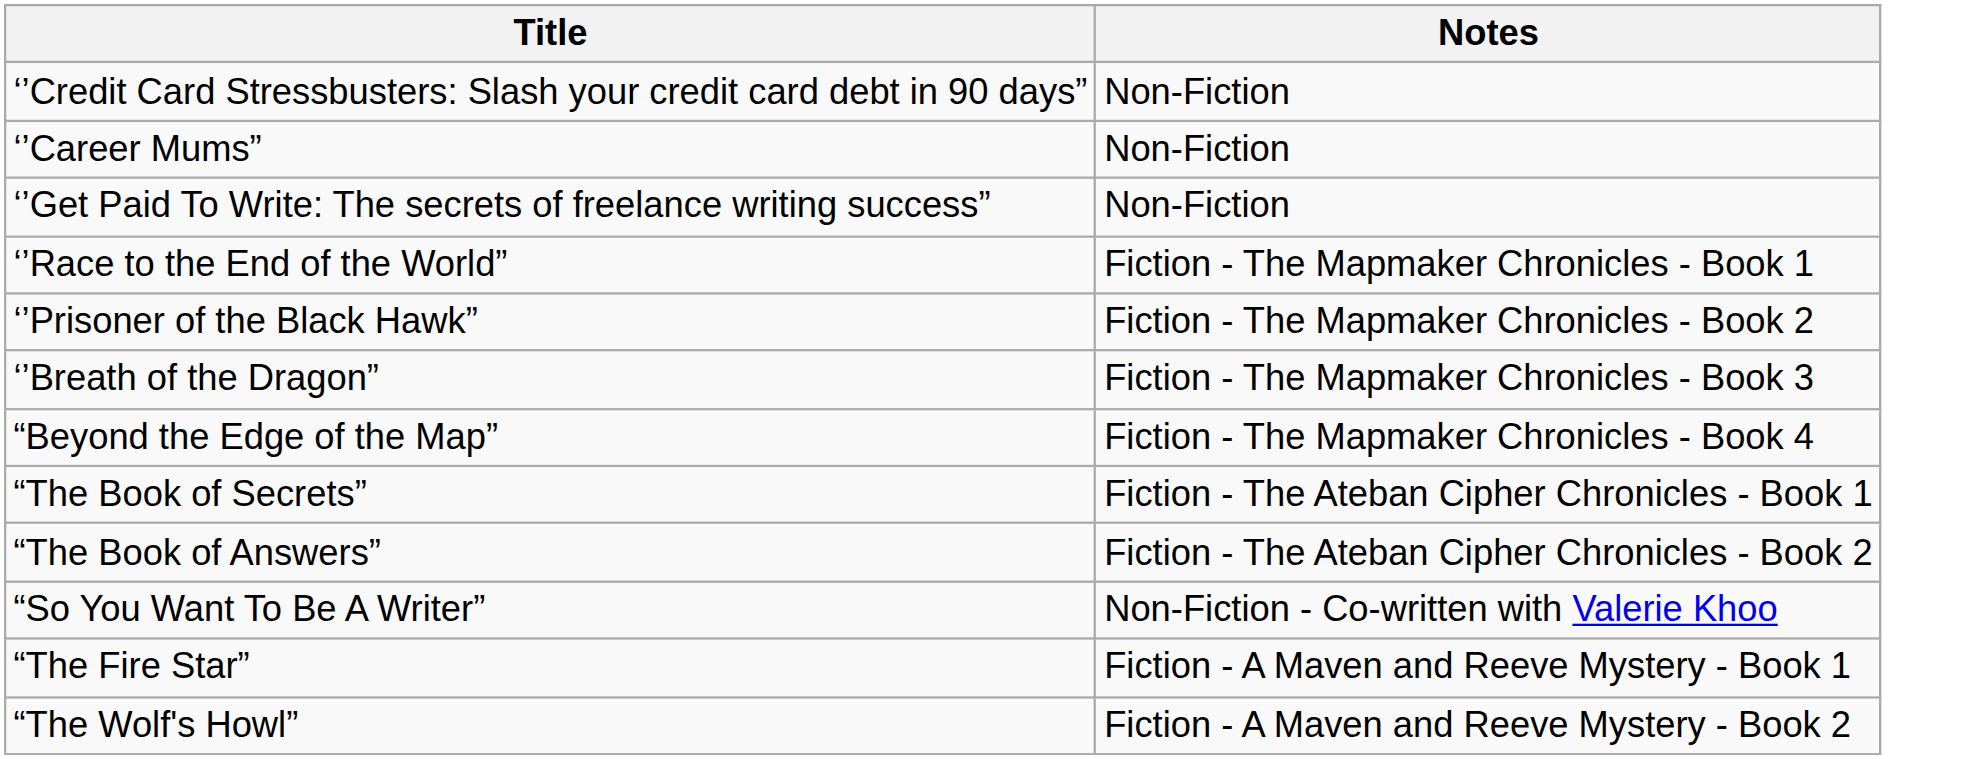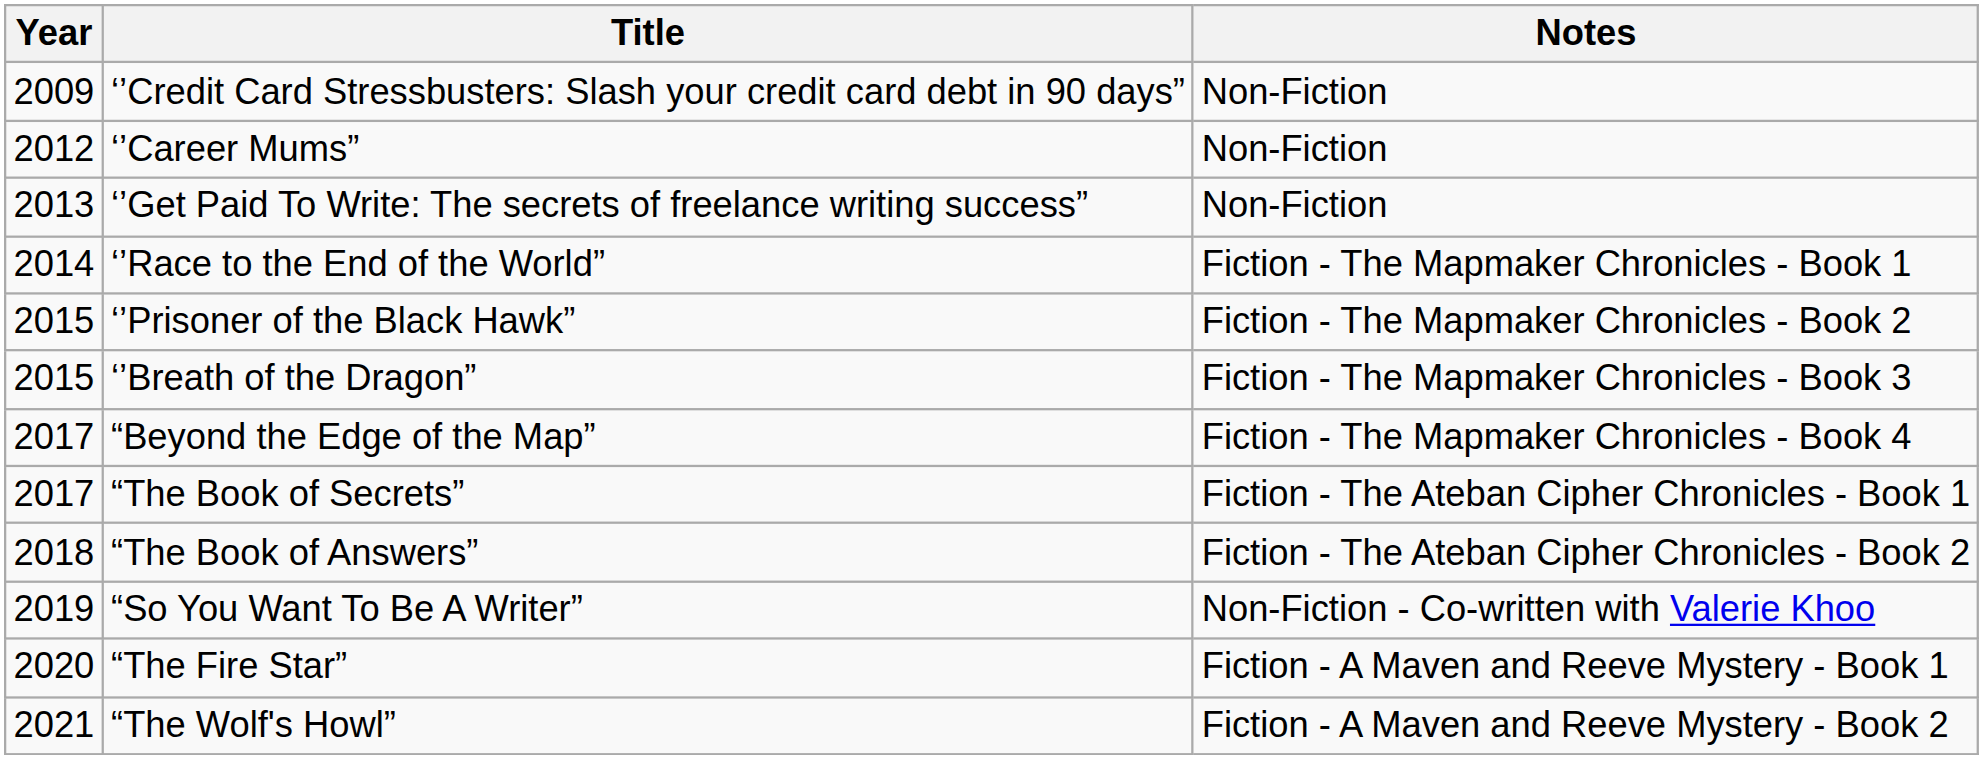+ column: (54, 33)
